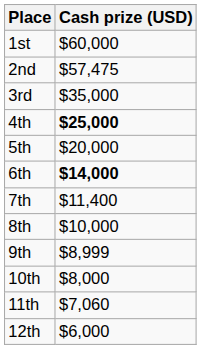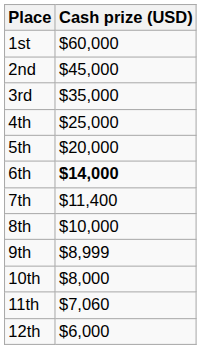(89, 69) $57,475 -> (89, 69) $45,000
(89, 122) bold -> (89, 122) normal
